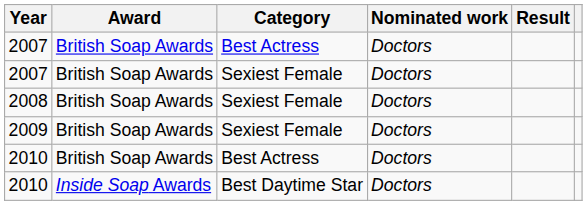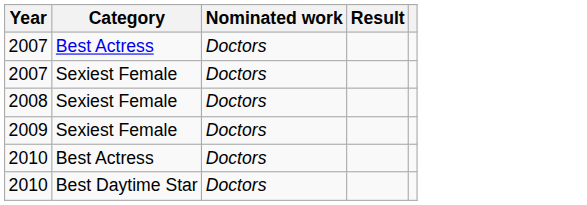- column: (134, 18)
